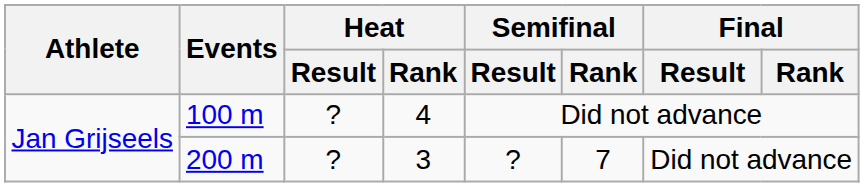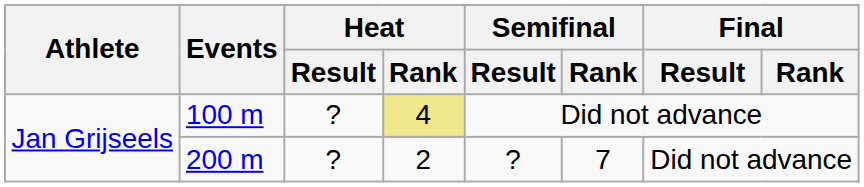(423, 116) no background -> (423, 116) khaki background
(423, 160) 3 -> (423, 160) 2
